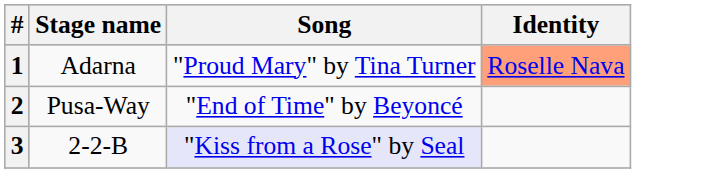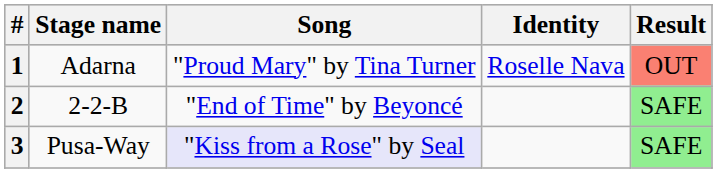+ column: (671, 24)
(556, 65) lightsalmon background -> (556, 65) no background
(98, 106) Pusa-Way -> (98, 106) 2-2-B
(98, 146) 2-2-B -> (98, 146) Pusa-Way
